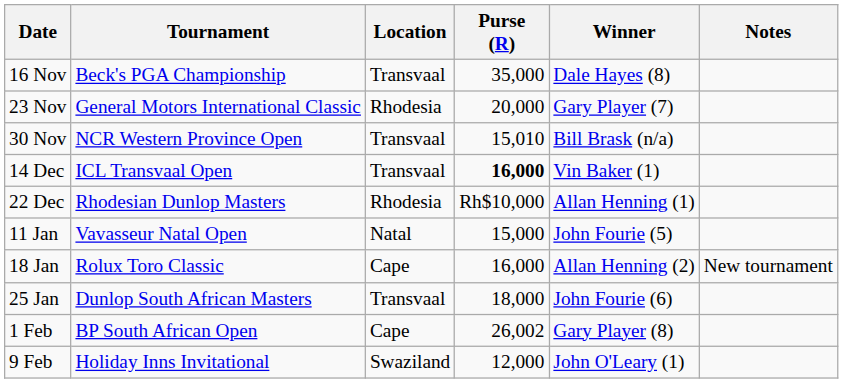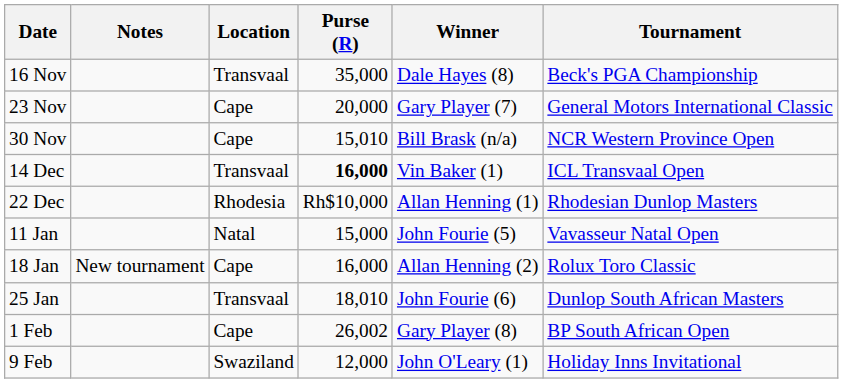columns swapped: (218, 32) <-> (768, 32)
(406, 107) Rhodesia -> (233, 107) Cape
(408, 138) Transvaal -> (233, 138) Cape
(518, 298) 18,000 -> (361, 298) 18,010
